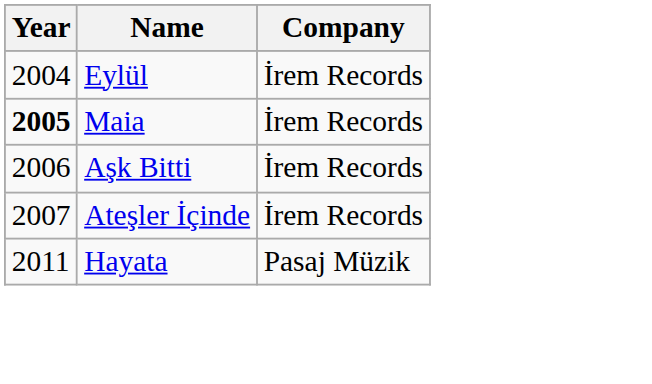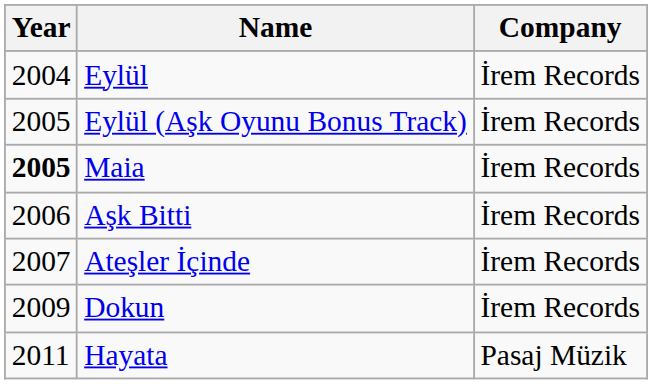+ row: (276, 121)
+ row: (124, 307)
